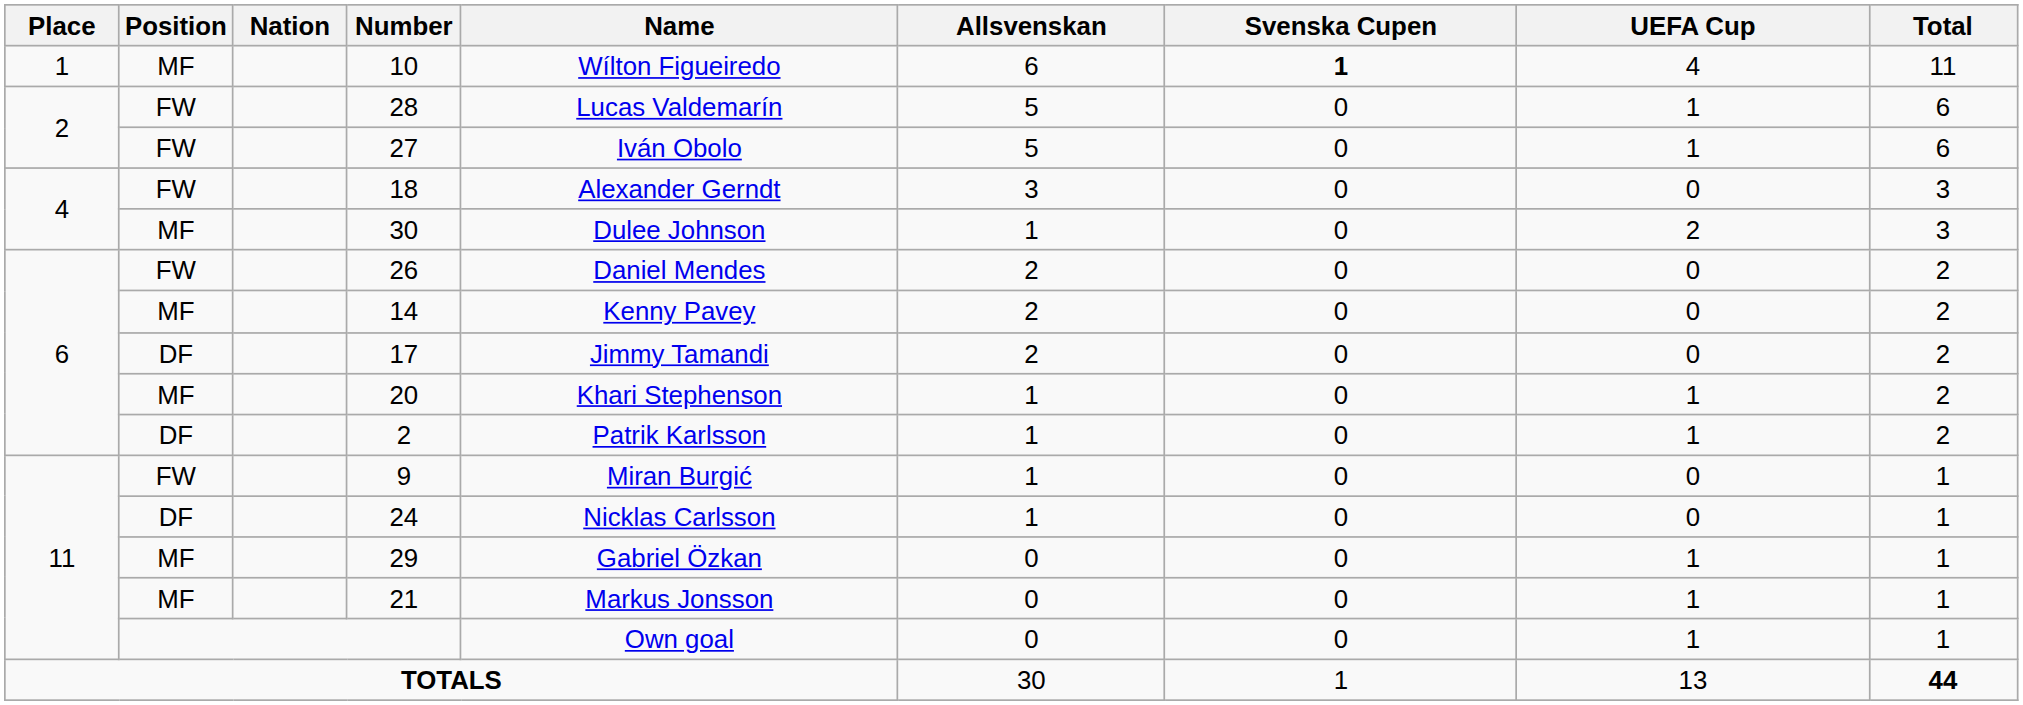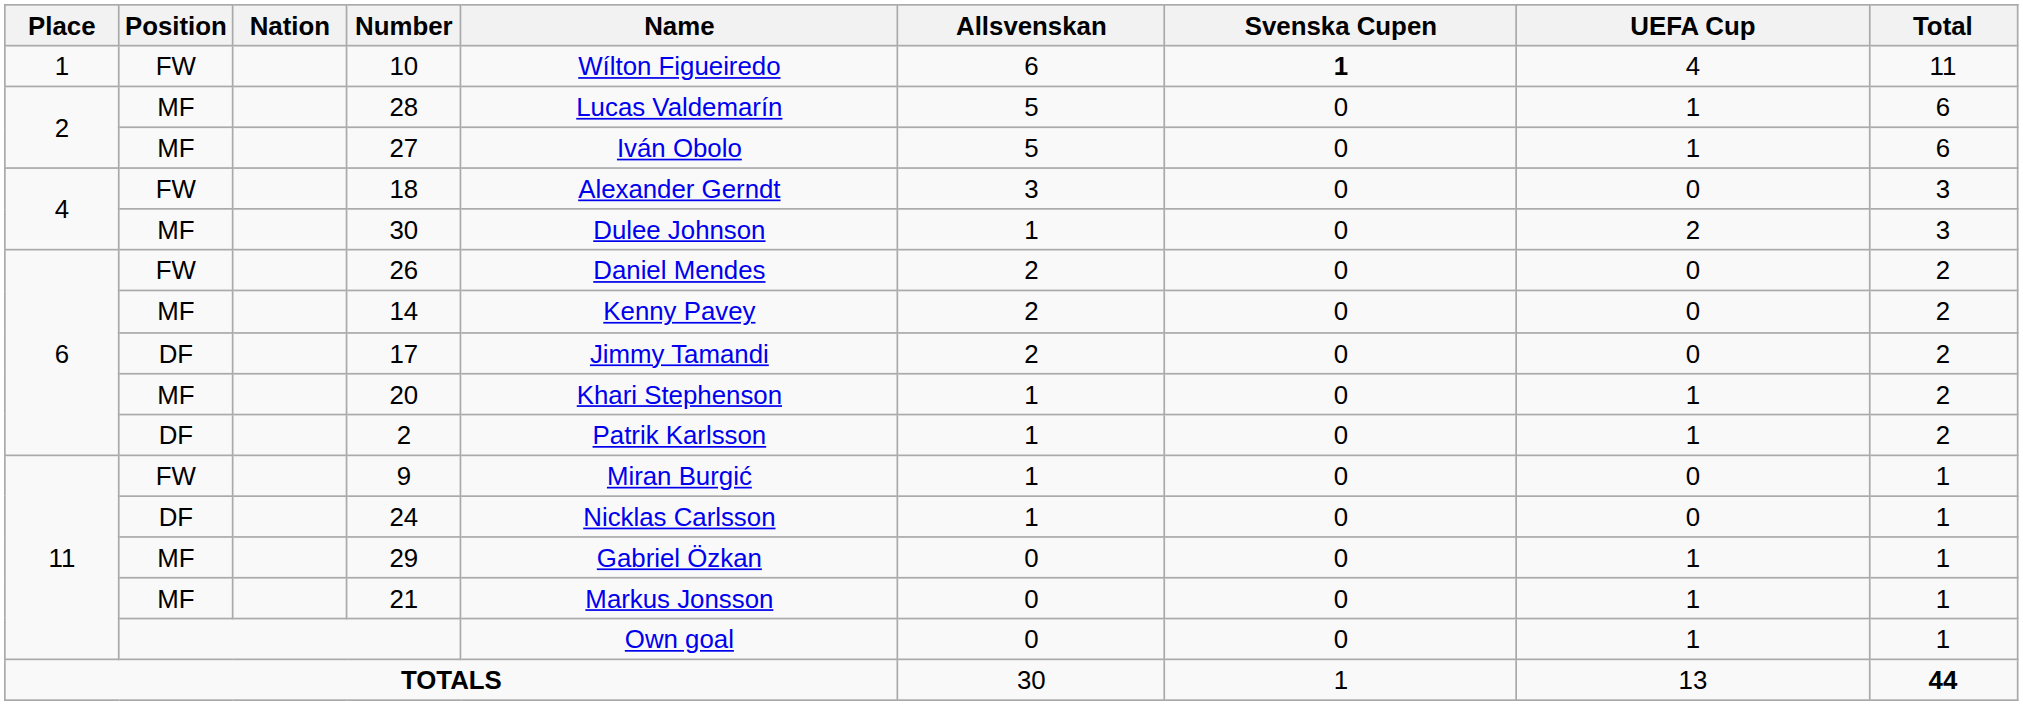(176, 66) MF -> (176, 66) FW
(176, 107) FW -> (176, 107) MF
(176, 148) FW -> (176, 148) MF
